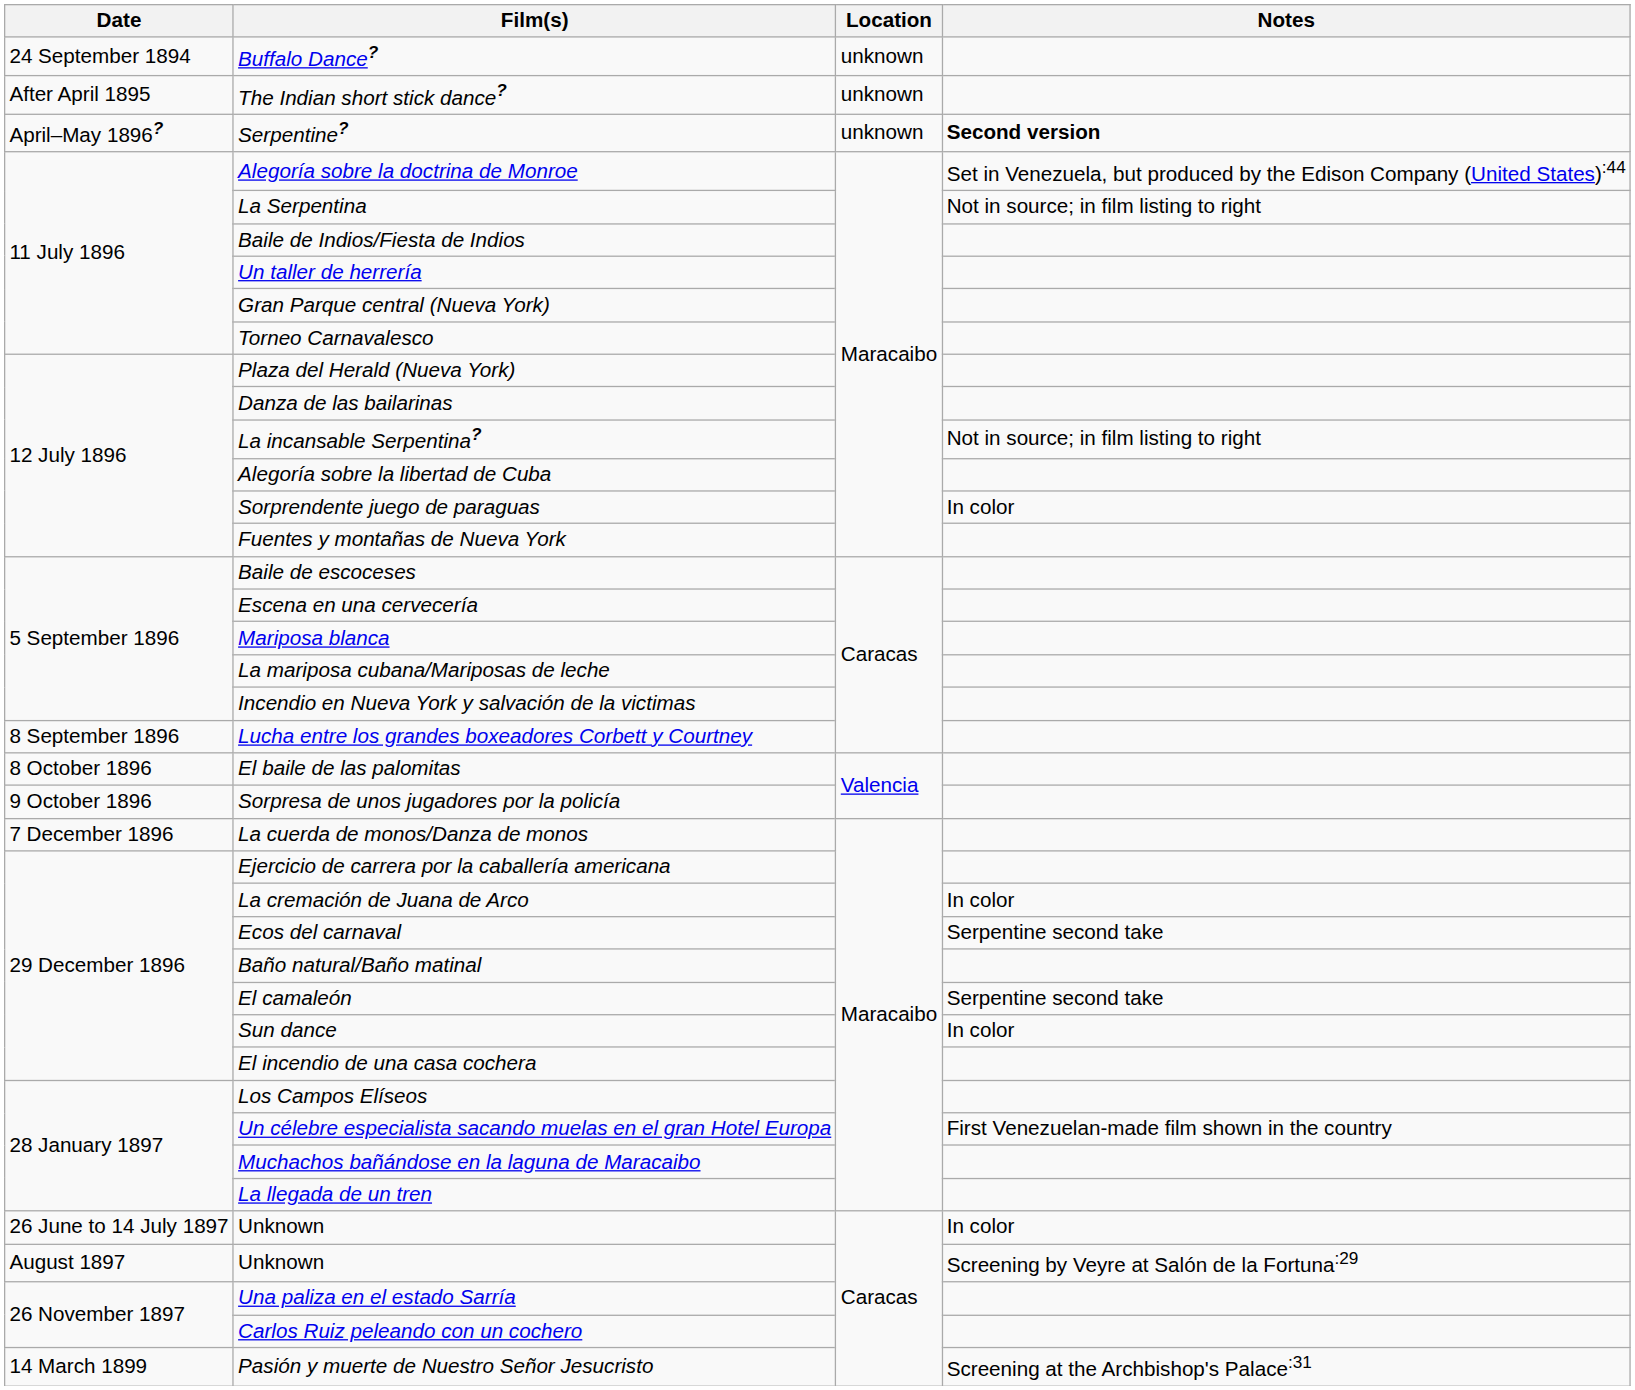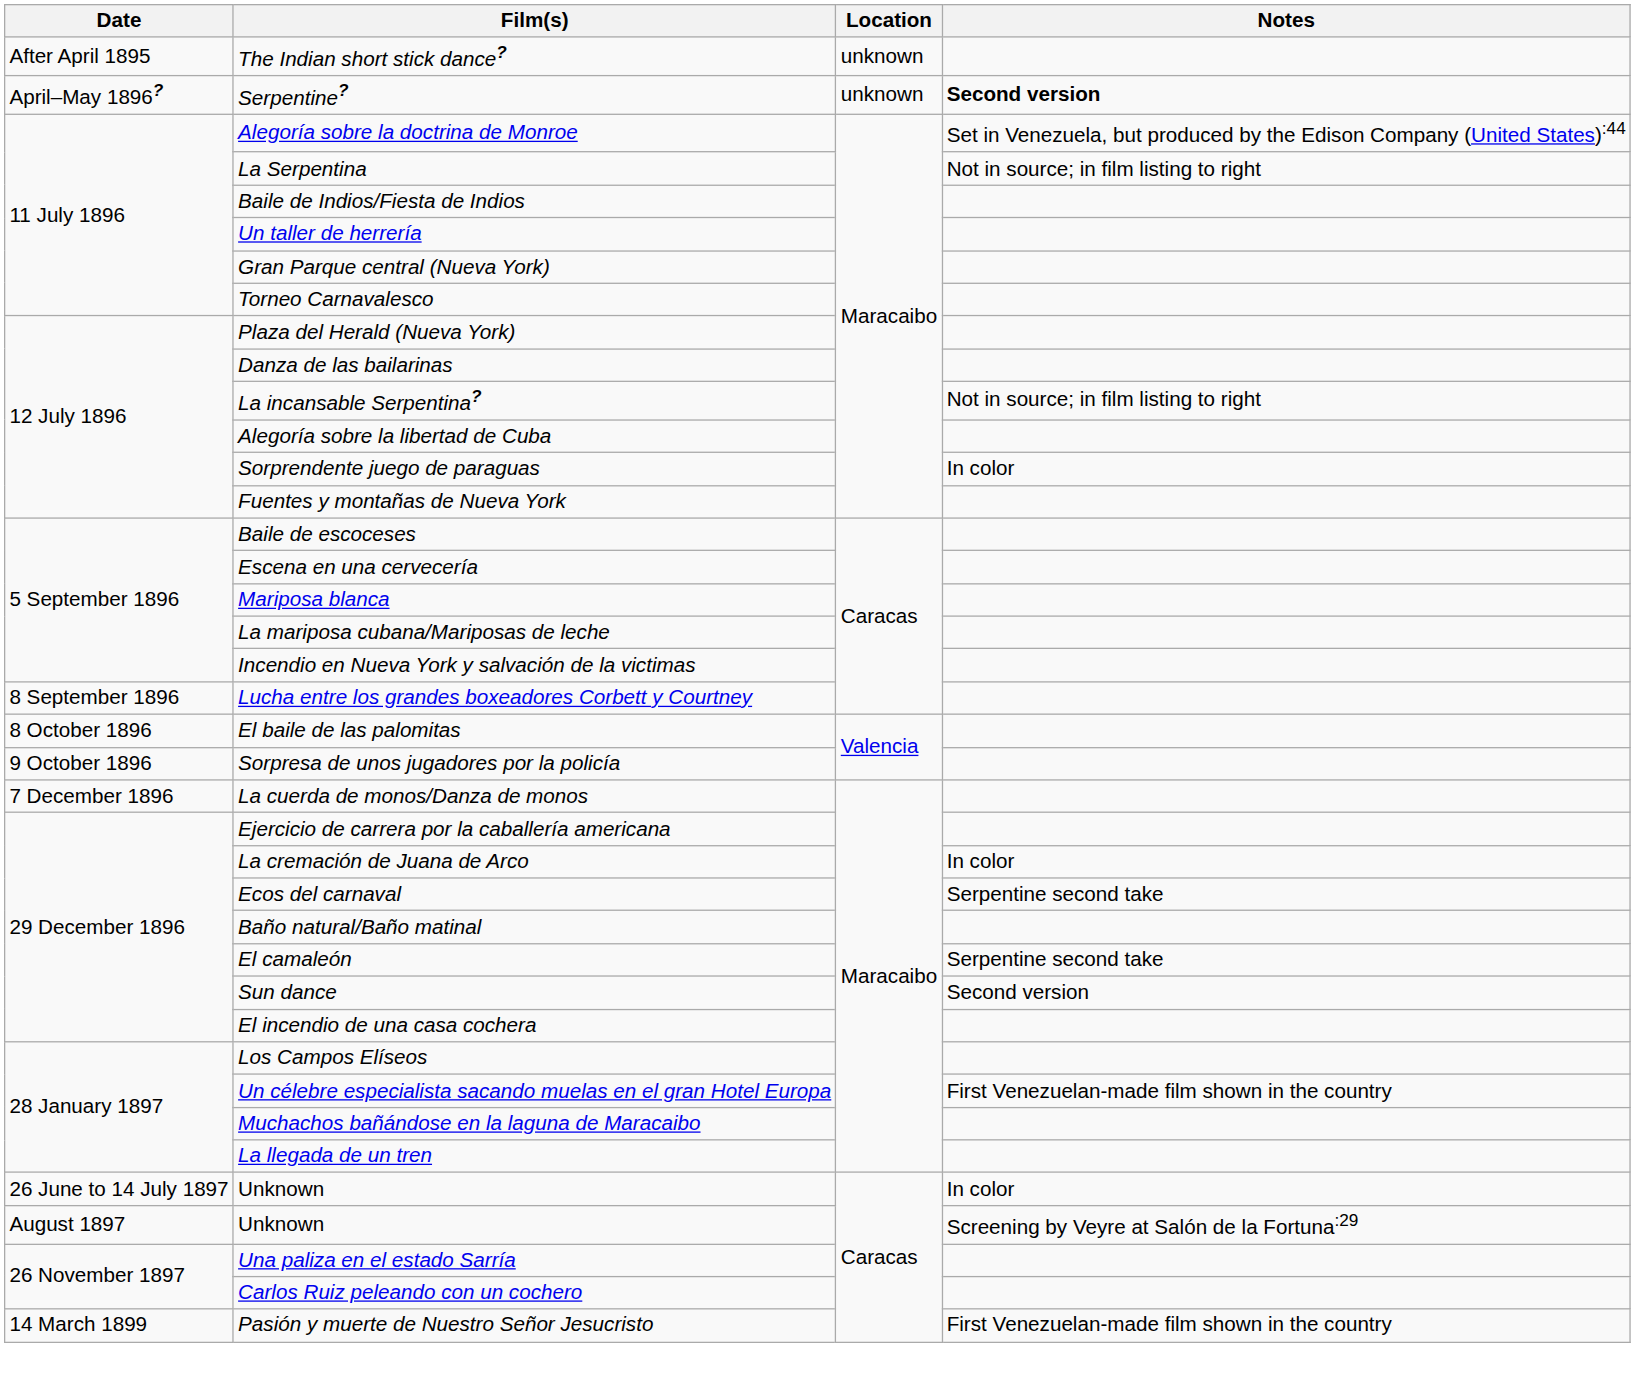- row: (100, 56)
(981, 1030) In color -> (1018, 992) Second version
(1129, 1366) Screening at the Archbishop's Palace:31 -> (1169, 1325) First Venezuelan-made film shown in the country
